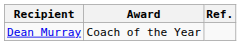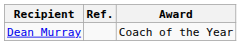columns swapped: (144, 14) <-> (220, 14)
